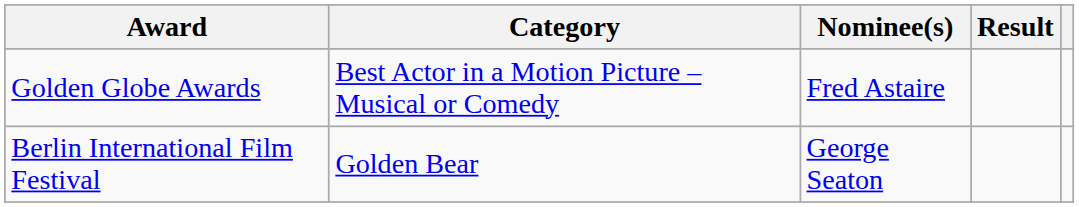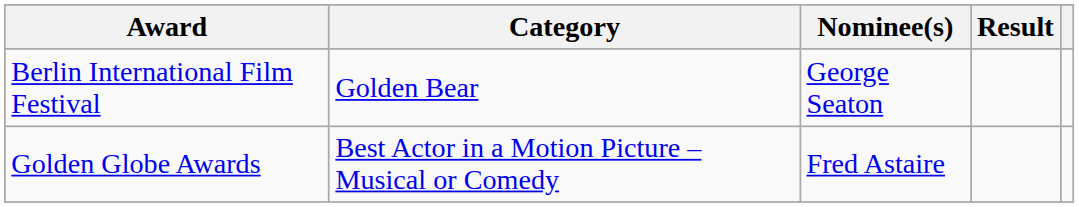rows swapped: (152, 163) <-> (136, 87)
